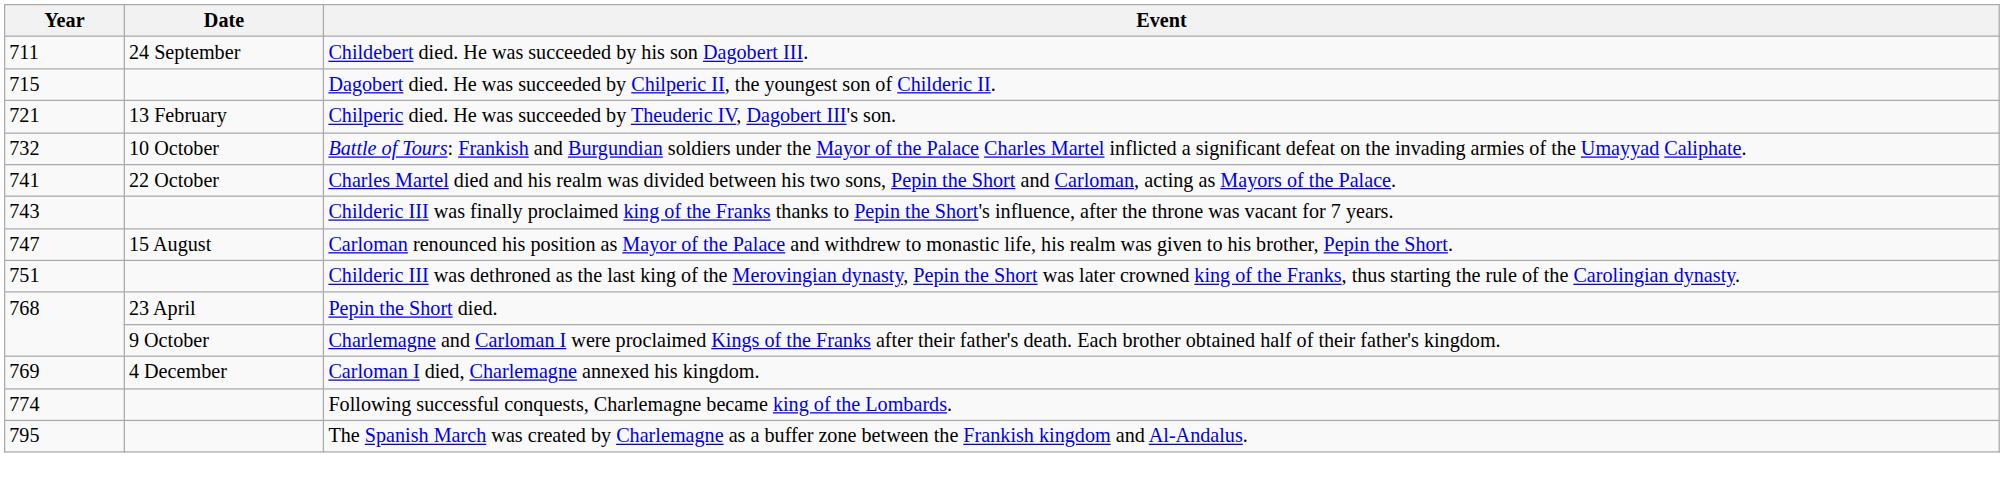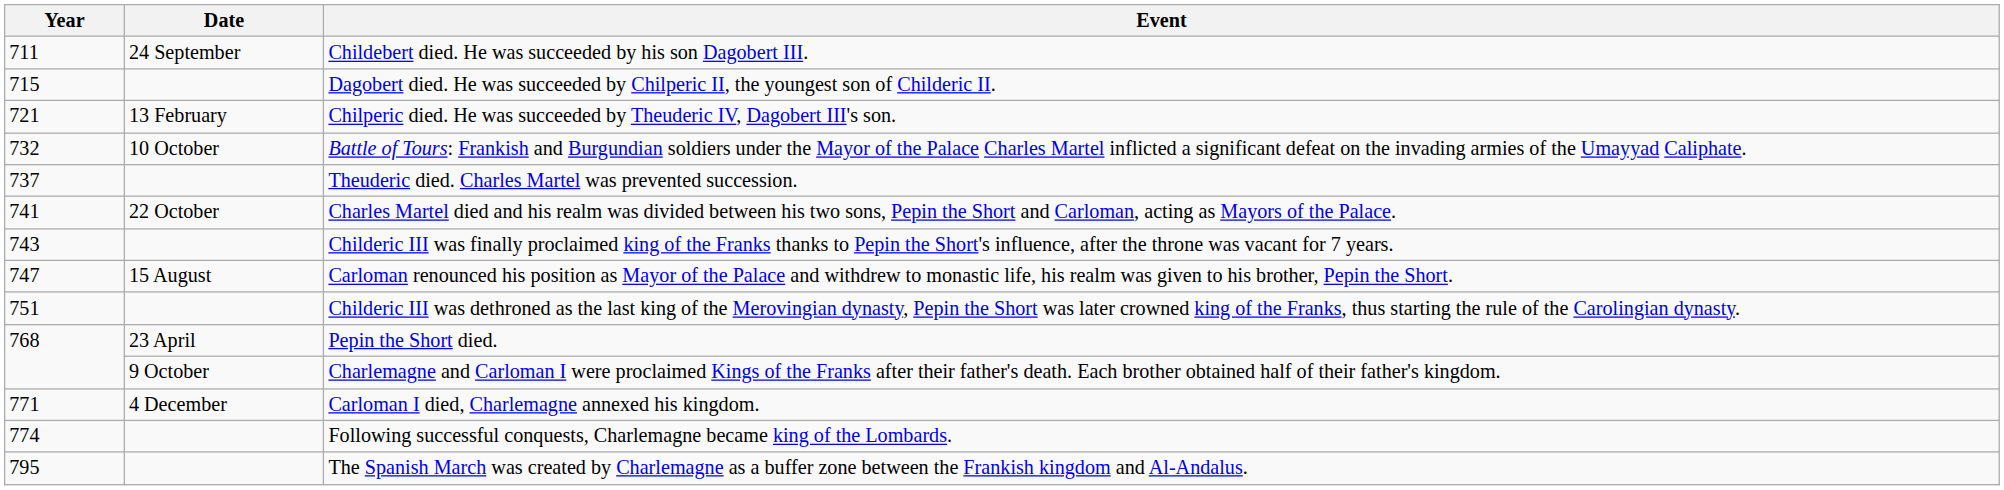+ row: (563, 180)
(24, 372) 769 -> (24, 404) 771
